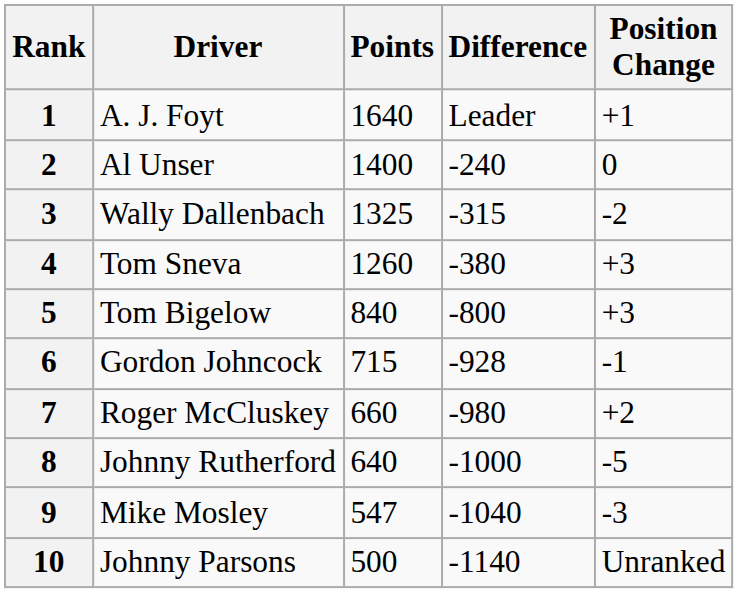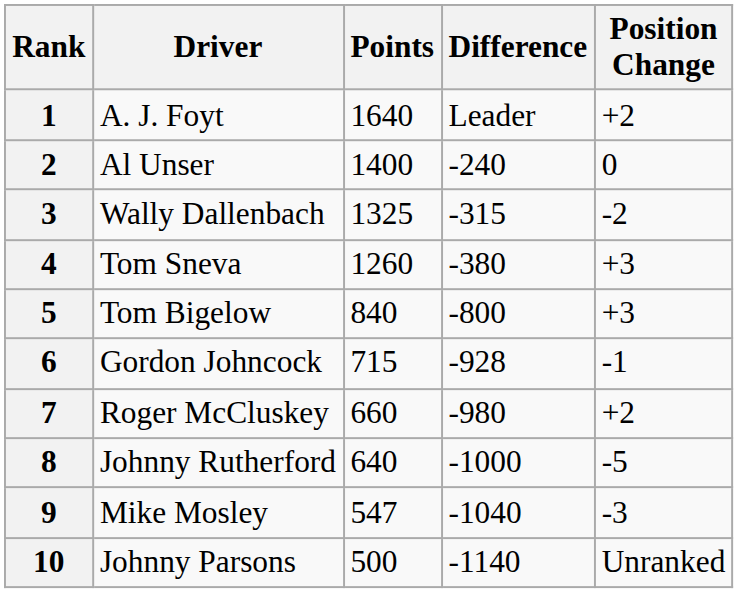(618, 114) +1 -> (618, 114) +2
